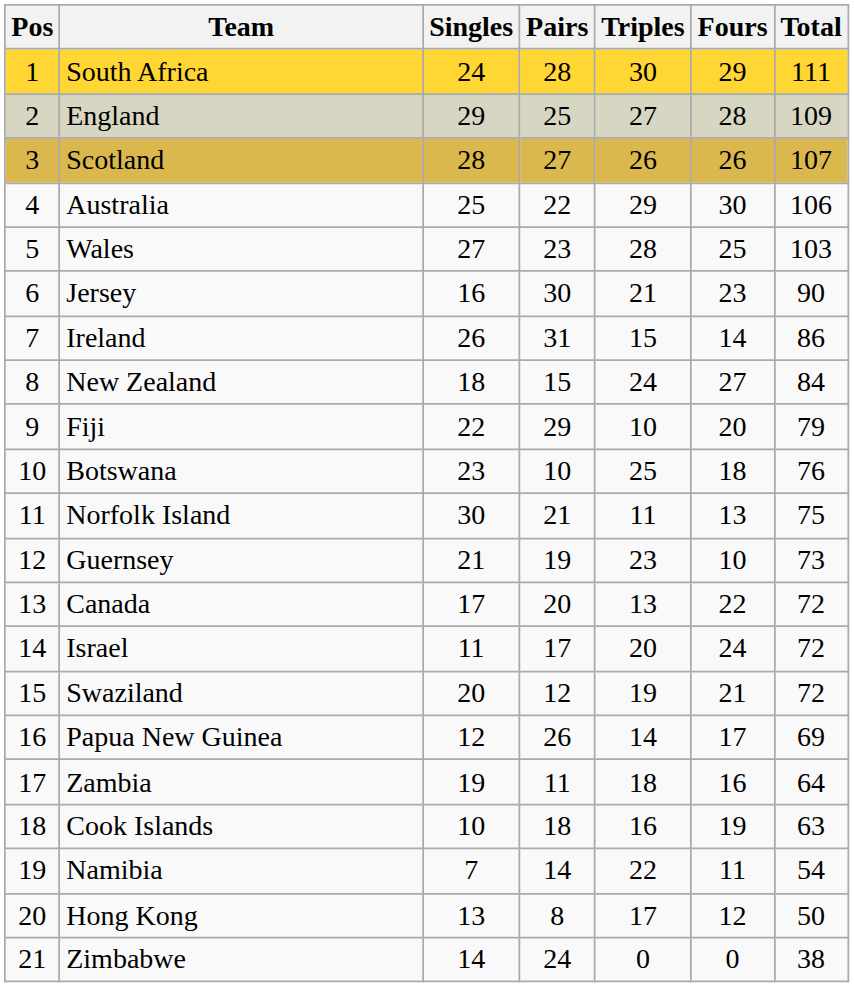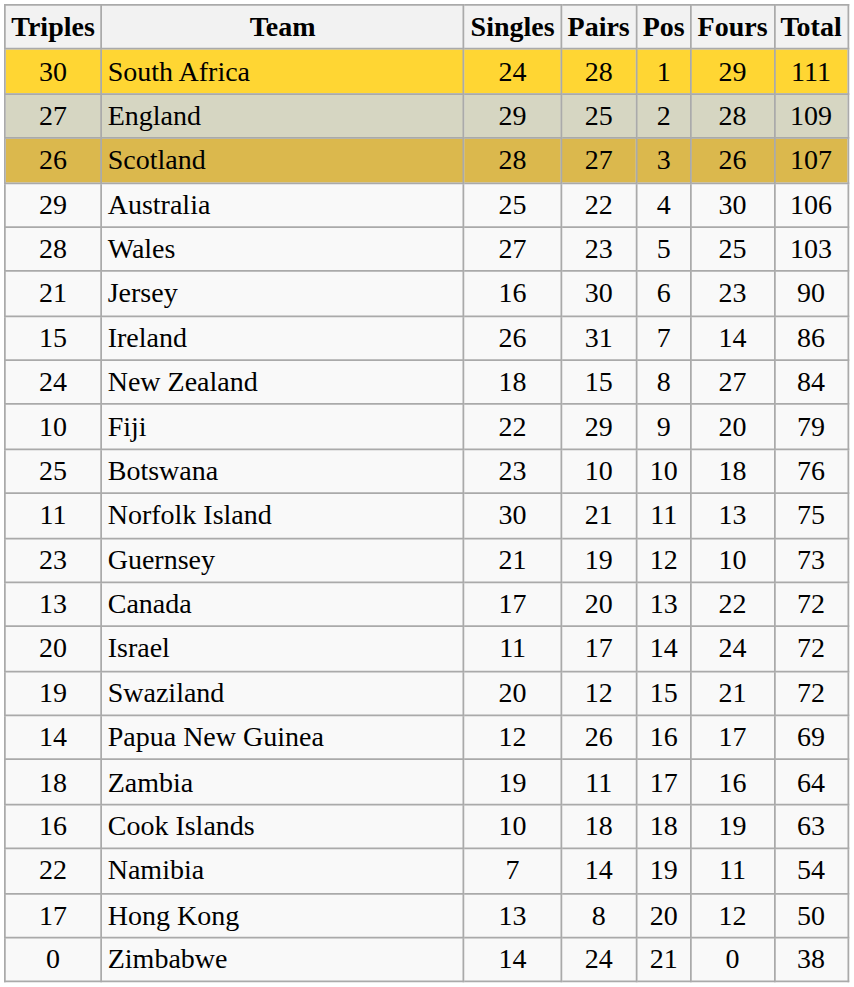columns swapped: (32, 26) <-> (643, 26)
